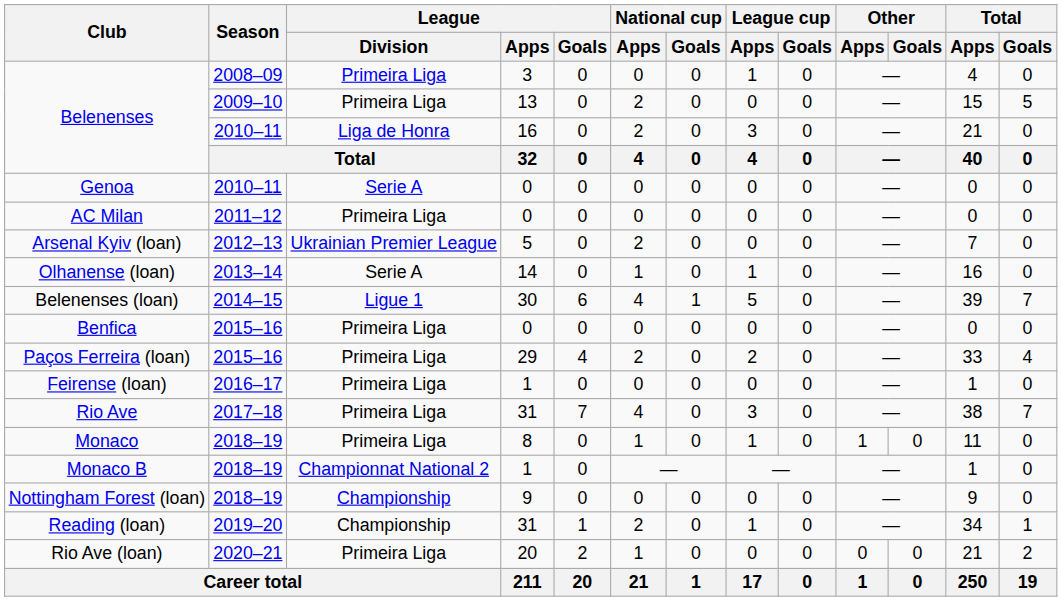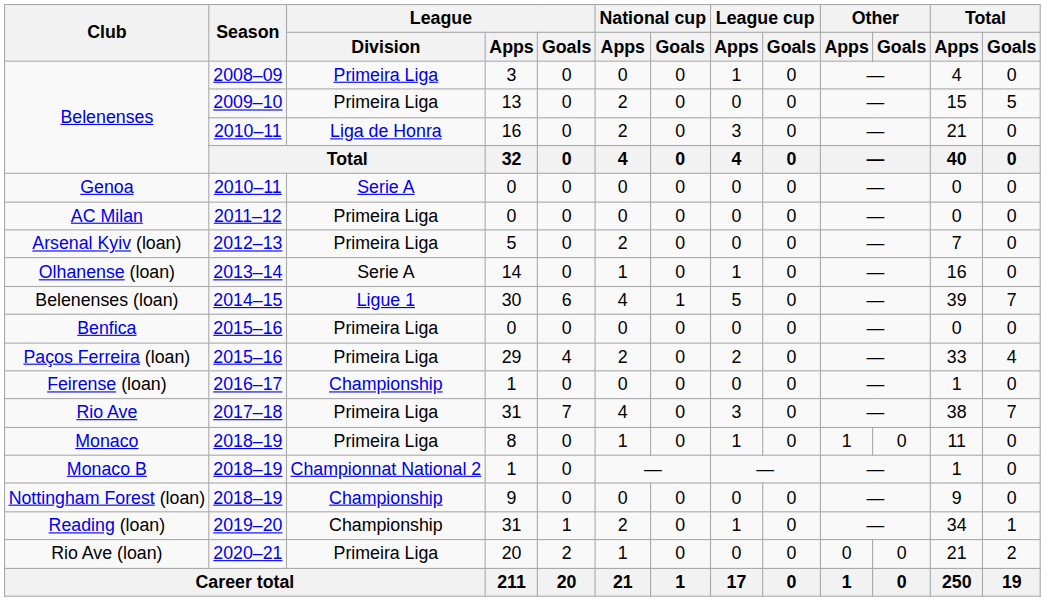(394, 243) Ukrainian Premier League -> (386, 243) Primeira Liga
(394, 384) Primeira Liga -> (386, 384) Championship
